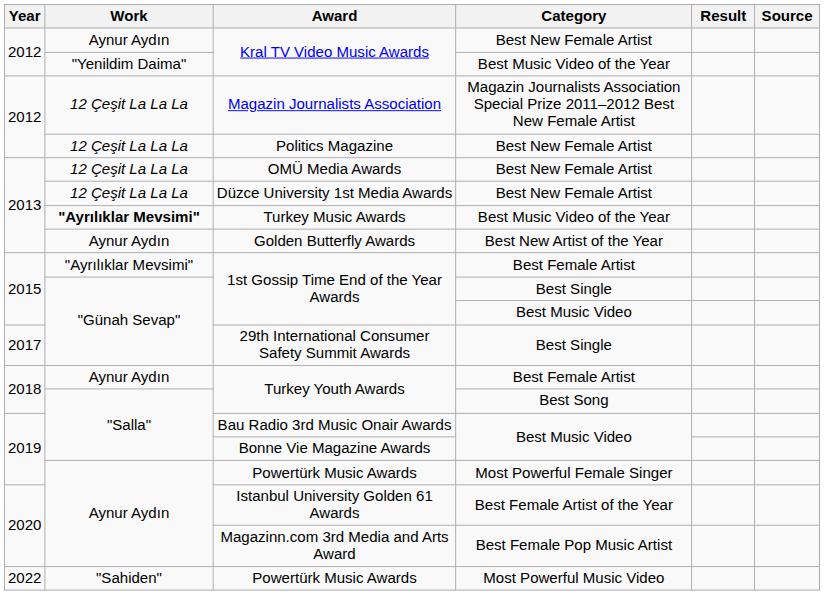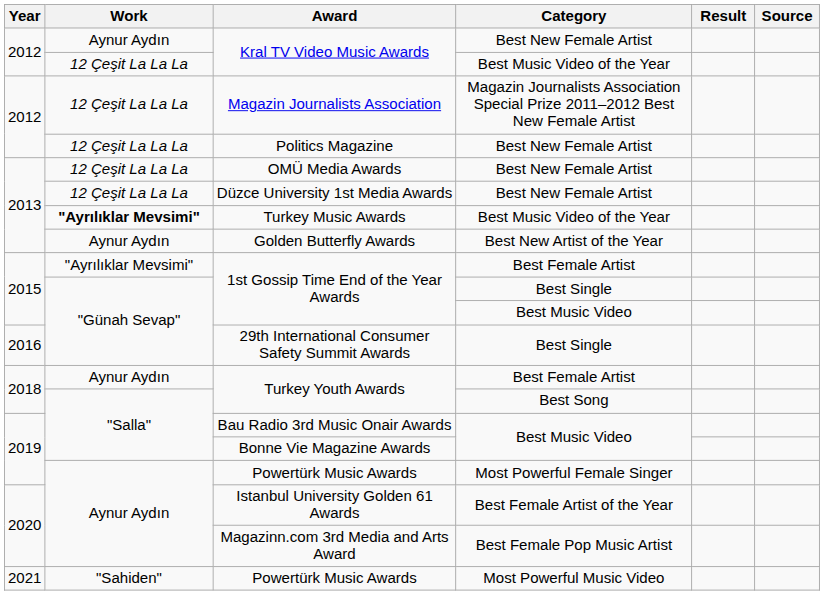(129, 64) "Yenildim Daima" -> (129, 64) 12 Çeşit La La La
(25, 344) 2017 -> (25, 344) 2016
(25, 578) 2022 -> (25, 578) 2021
